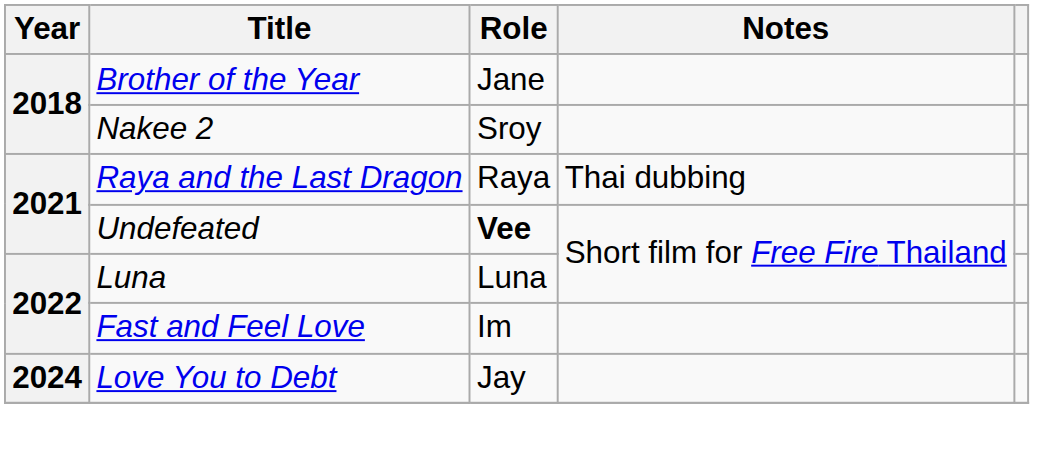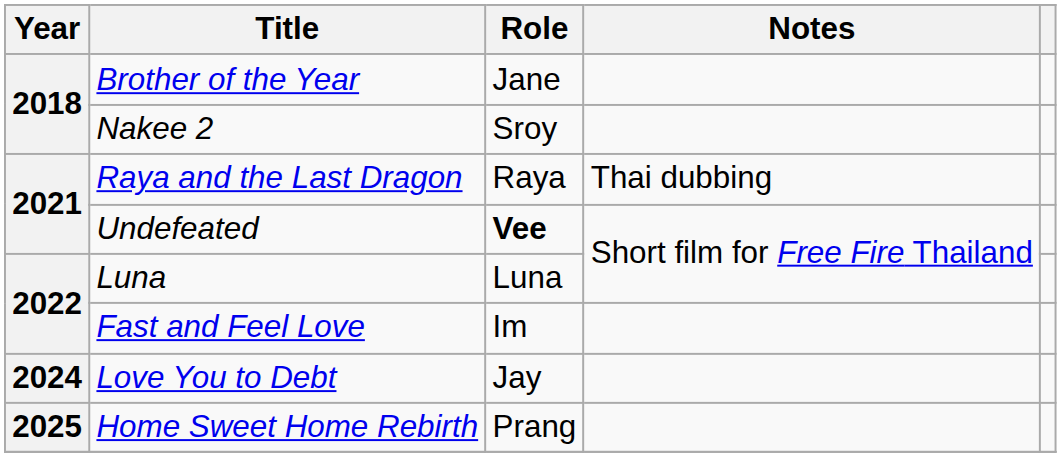+ row: (287, 427)
